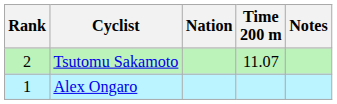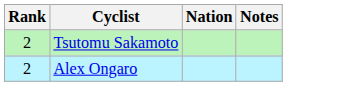- column: (261, 26)
(27, 86) 1 -> (27, 68) 2
